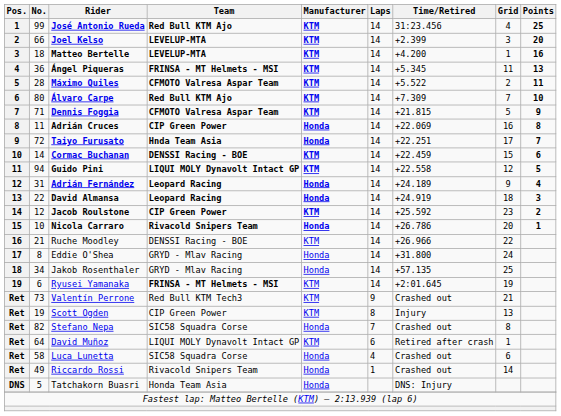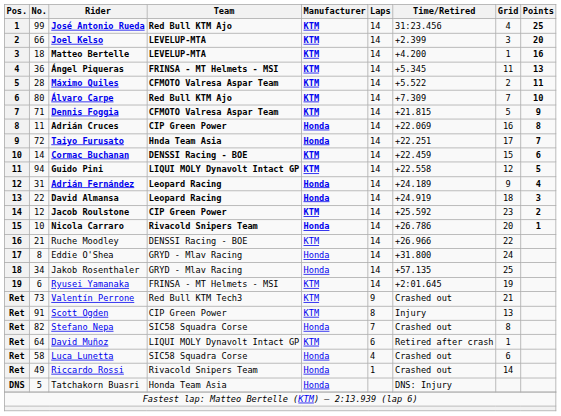(214, 284) bold -> (214, 284) normal
(39, 313) 19 -> (39, 313) 91
